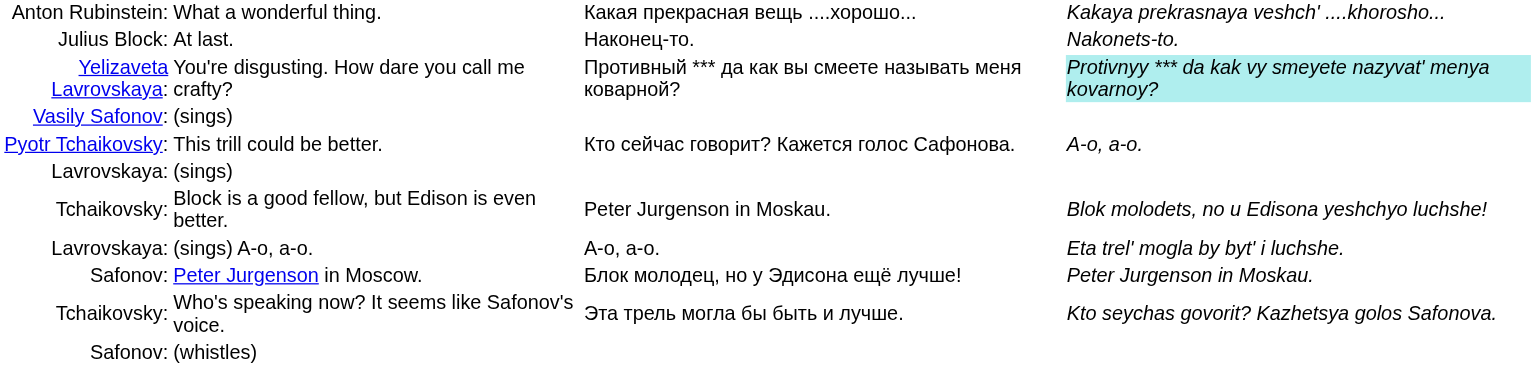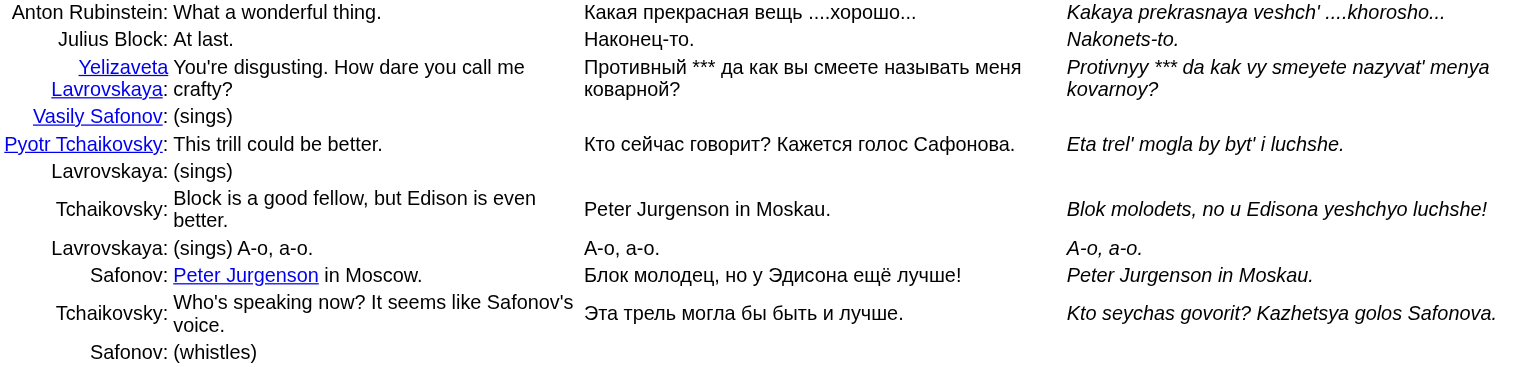(1278, 78) paleturquoise background -> (1278, 78) no background
(1105, 144) A-o, a-o. -> (1206, 144) Eta trel' mogla by byt' i luchshe.
(1206, 248) Eta trel' mogla by byt' i luchshe. -> (1105, 248) A-o, a-o.
